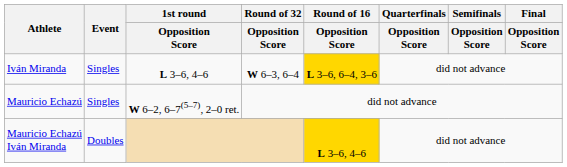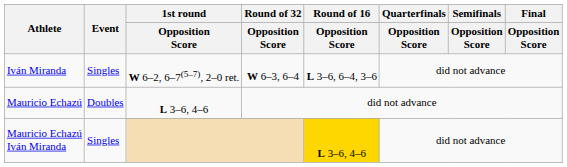(184, 75) L 3–6, 4–6 -> (184, 77) W 6–2, 6–7(5–7), 2–0 ret.
(342, 75) gold background -> (342, 77) no background
(103, 101) Singles -> (105, 103) Doubles
(184, 108) W 6–2, 6–7(5–7), 2–0 ret. -> (184, 109) L 3–6, 4–6
(105, 140) Doubles -> (103, 140) Singles
